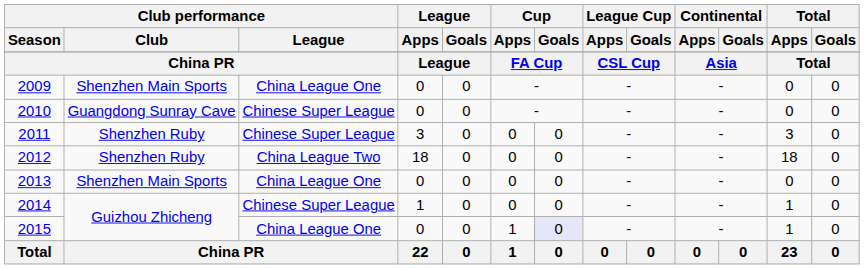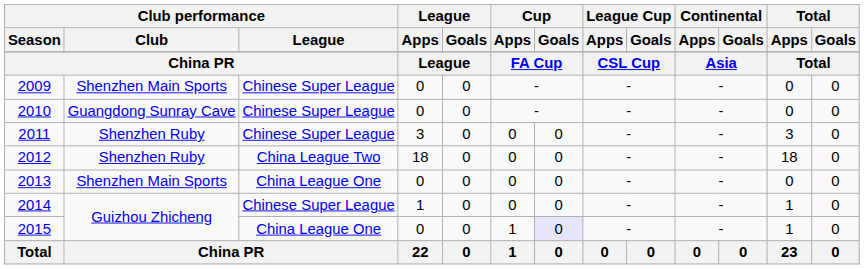(319, 87) China League One -> (319, 87) Chinese Super League
